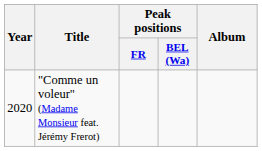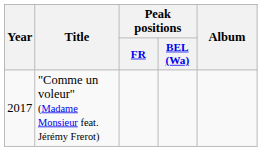(20, 108) 2020 -> (20, 108) 2017
